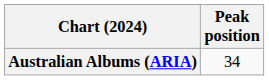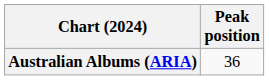(232, 61) 34 -> (232, 61) 36
